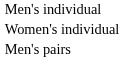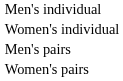+ row: (47, 69)
